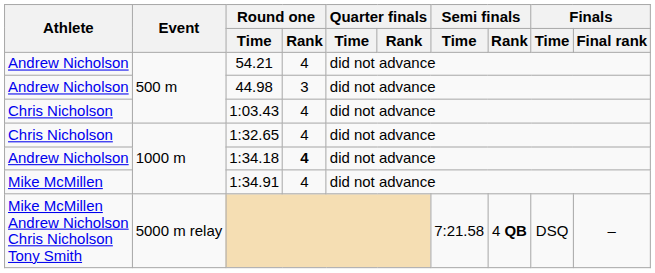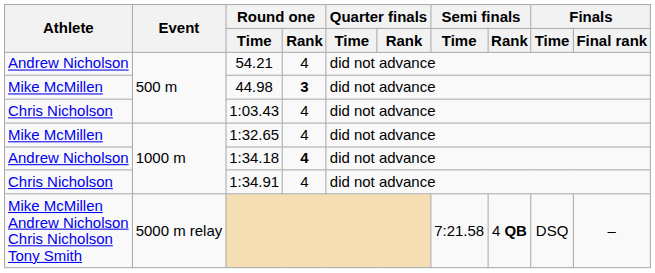(68, 88) Andrew Nicholson -> (55, 88) Mike McMillen
(304, 88) normal -> (304, 88) bold
(60, 135) Chris Nicholson -> (55, 135) Mike McMillen
(55, 182) Mike McMillen -> (60, 182) Chris Nicholson
